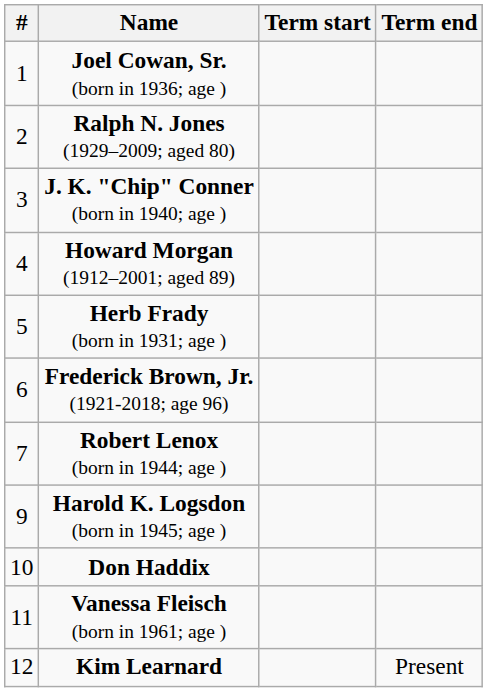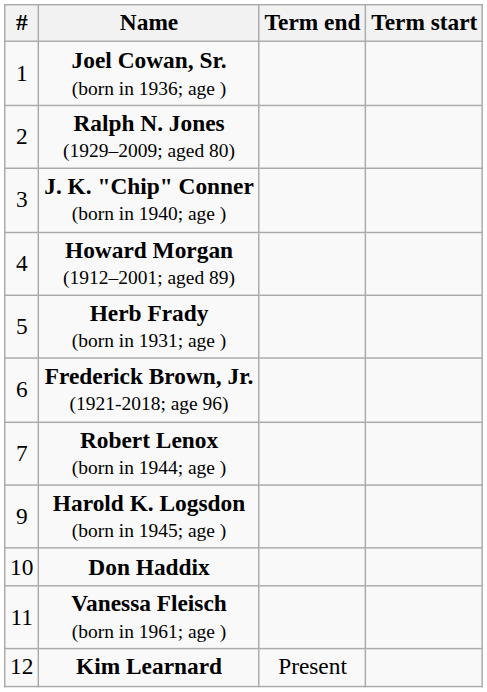columns swapped: (318, 23) <-> (429, 23)
